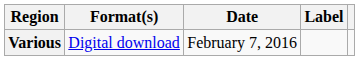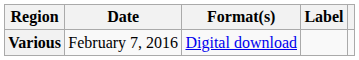columns swapped: (242, 17) <-> (124, 17)
